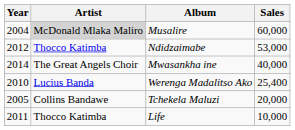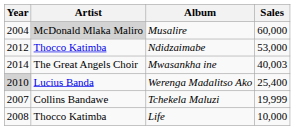(272, 64) 40,000 -> (272, 64) 40,003
(18, 82) no background -> (18, 82) lightgrey background
(18, 99) 2005 -> (18, 99) 2007
(272, 99) 20,000 -> (272, 99) 19,999
(18, 116) 2011 -> (18, 116) 2008
